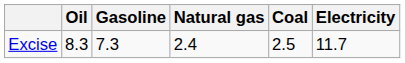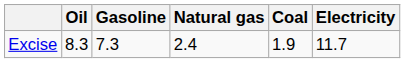(284, 44) 2.5 -> (284, 44) 1.9
